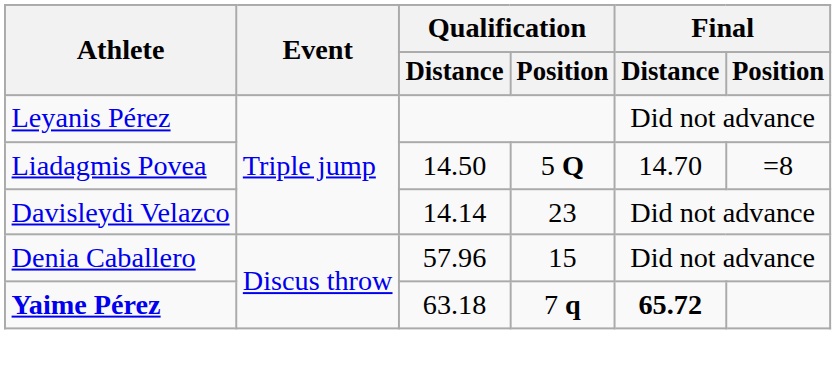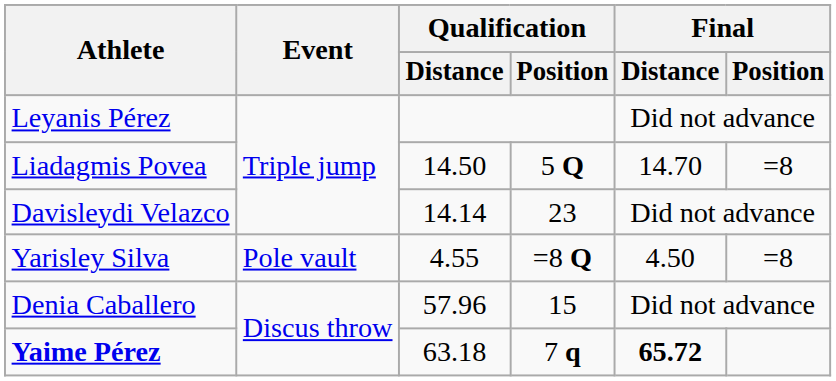+ row: (90, 258)
